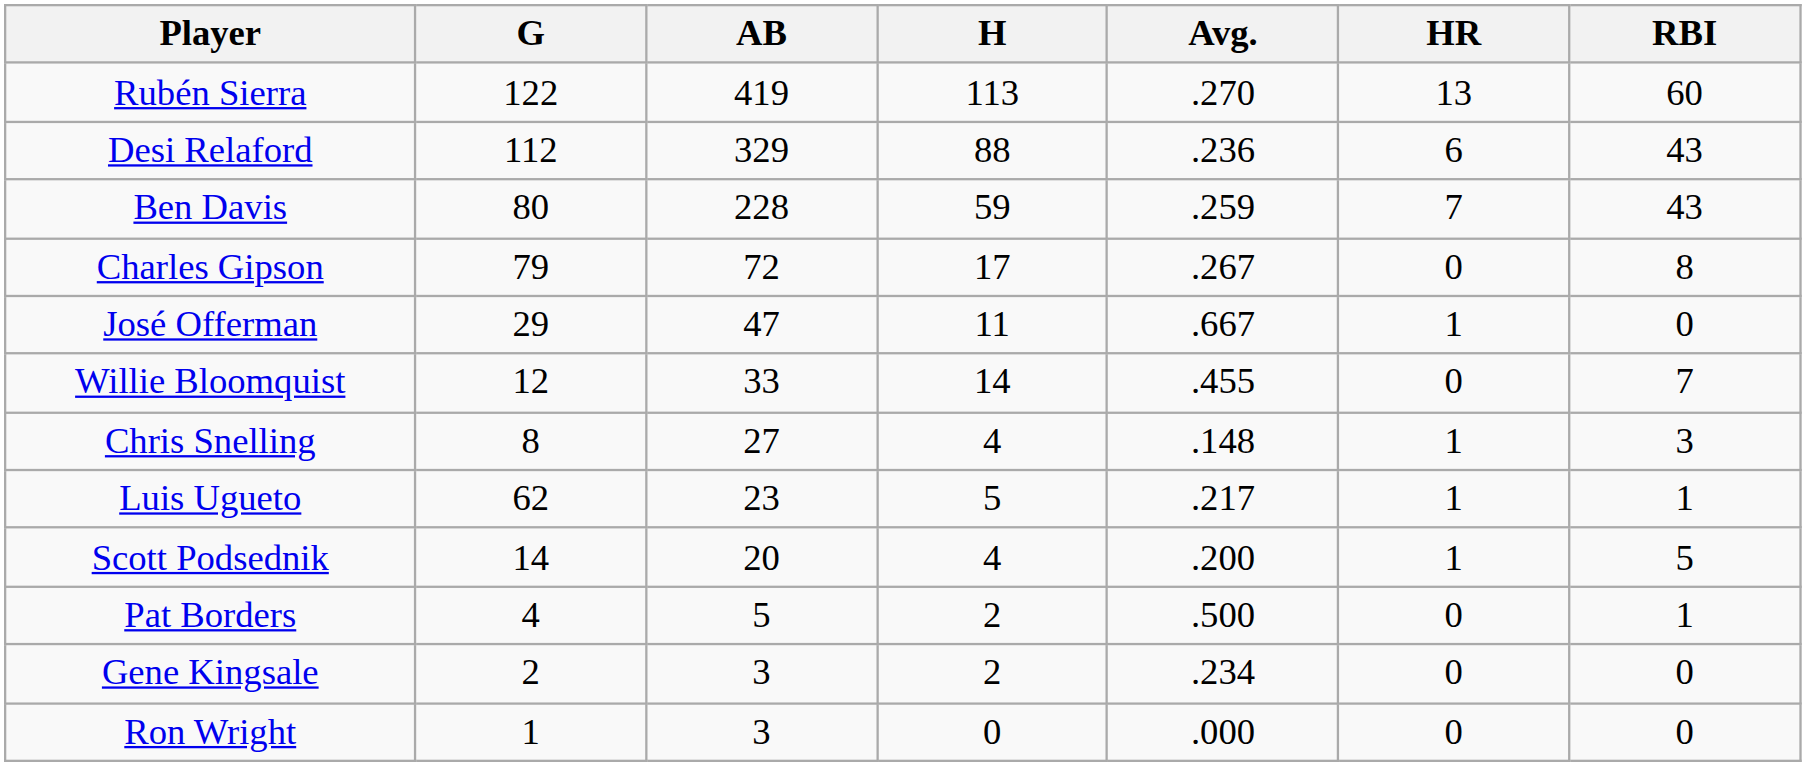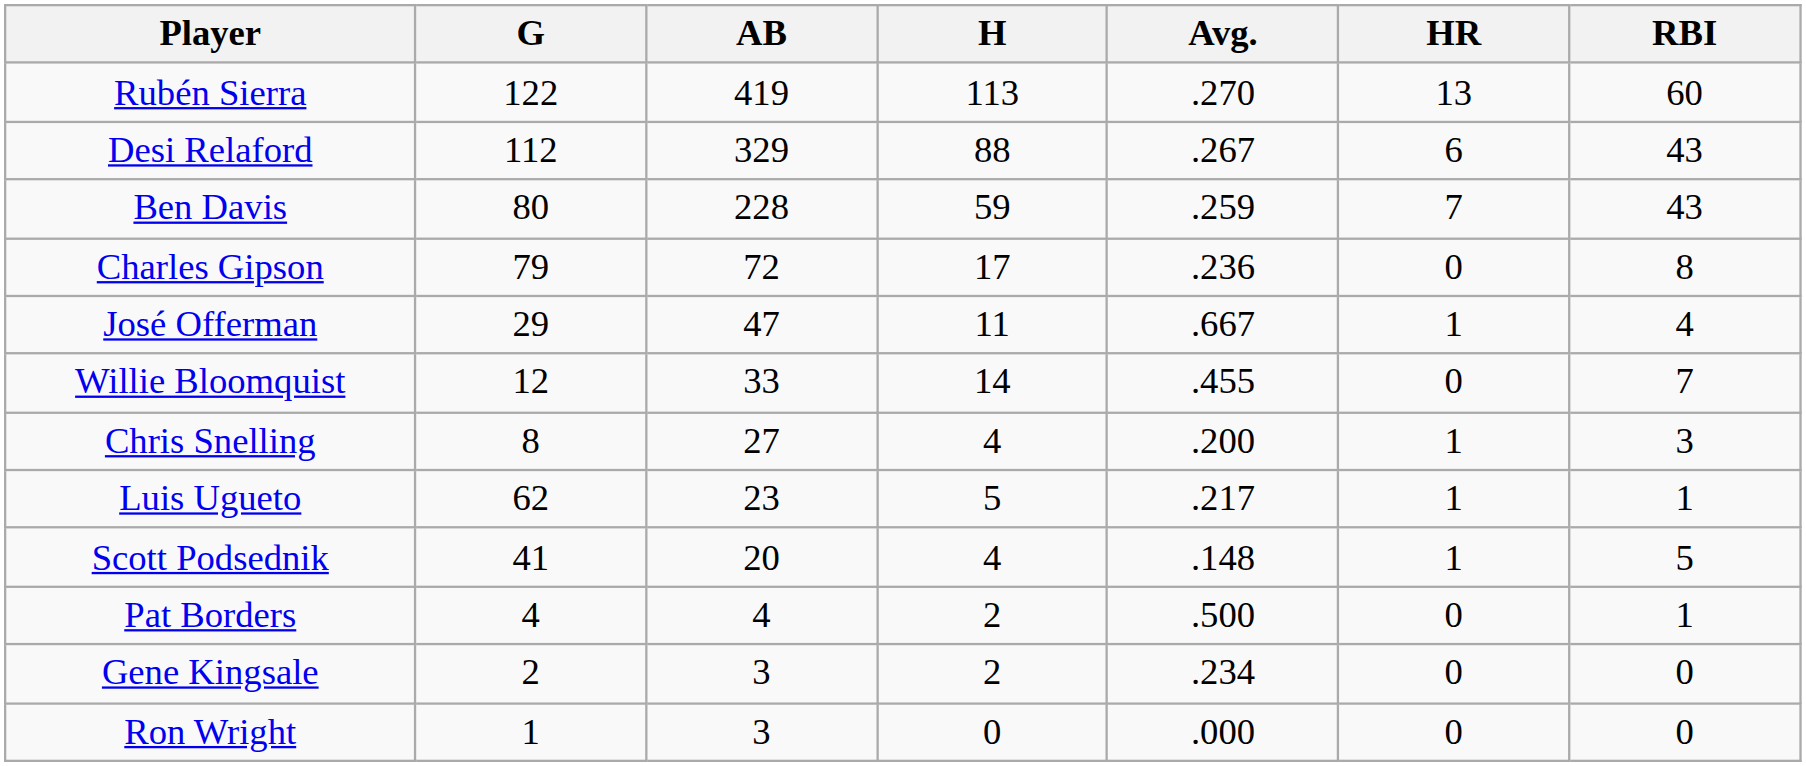(1223, 149) .236 -> (1223, 149) .267
(1223, 265) .267 -> (1223, 265) .236
(1685, 324) 0 -> (1685, 324) 4
(1223, 440) .148 -> (1223, 440) .200
(531, 556) 14 -> (531, 556) 41
(1223, 556) .200 -> (1223, 556) .148
(761, 614) 5 -> (761, 614) 4
